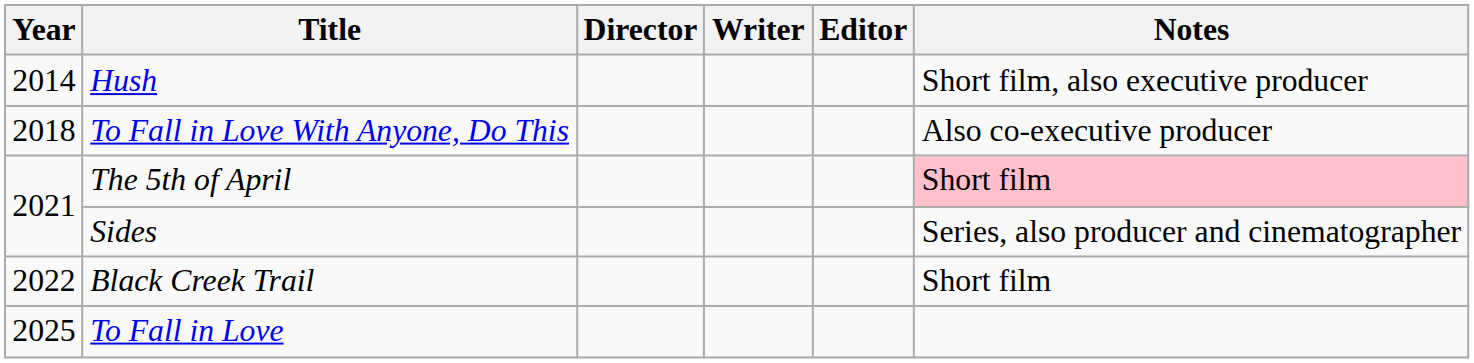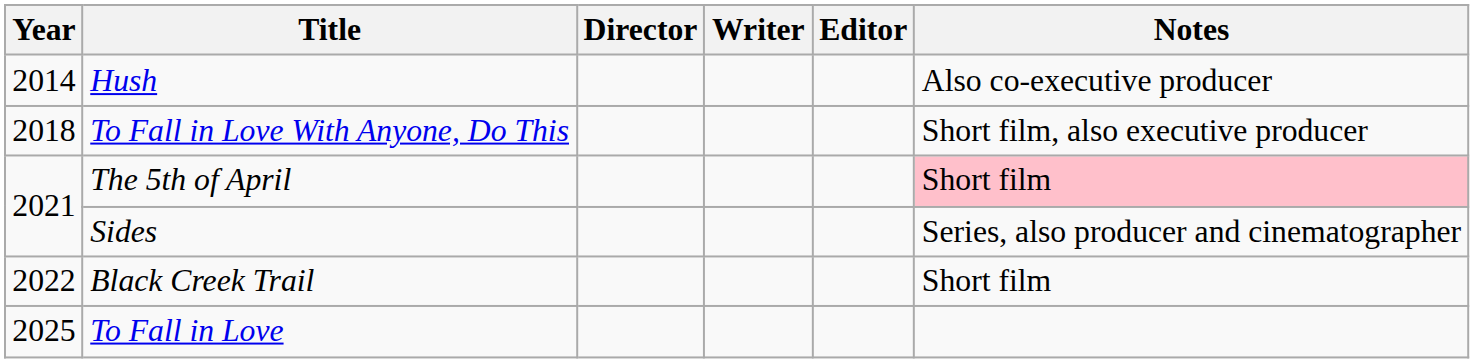(1145, 79) Short film, also executive producer -> (1097, 79) Also co-executive producer
(1097, 130) Also co-executive producer -> (1145, 130) Short film, also executive producer
